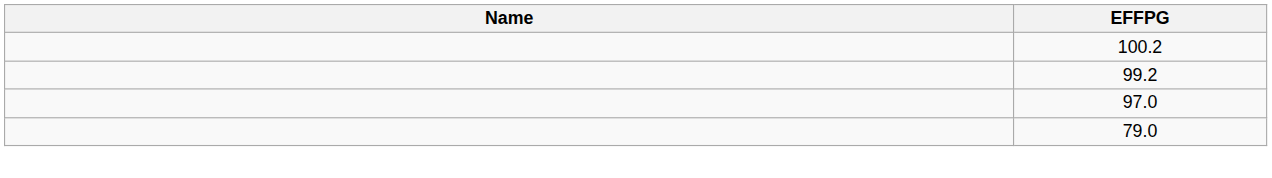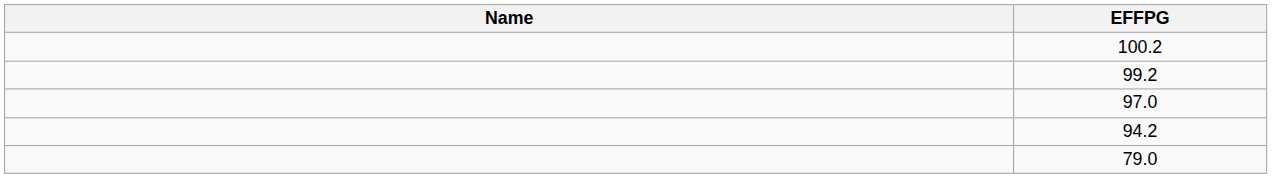+ row: (1140, 131)
